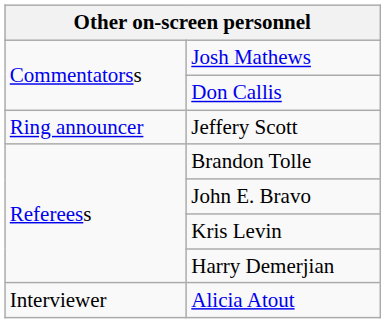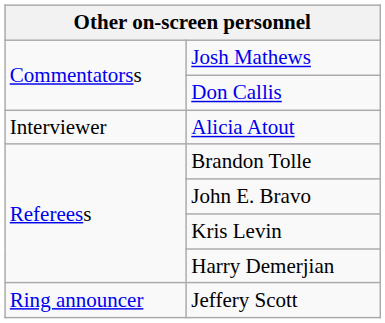rows swapped: (244, 126) <-> (243, 300)
